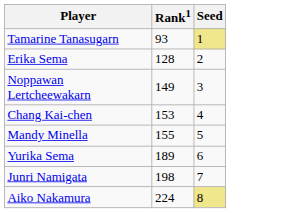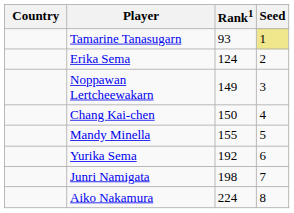+ column: (36, 16)
(165, 59) 128 -> (228, 59) 124
(165, 115) 153 -> (228, 115) 150
(165, 156) 189 -> (228, 156) 192
(200, 197) khaki background -> (263, 197) no background
